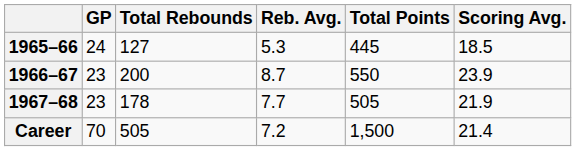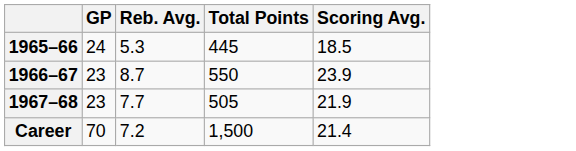- column: (186, 18)
